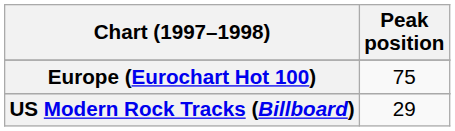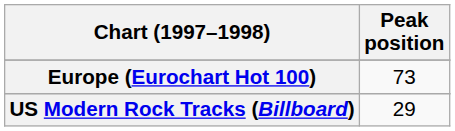(404, 76) 75 -> (404, 76) 73
